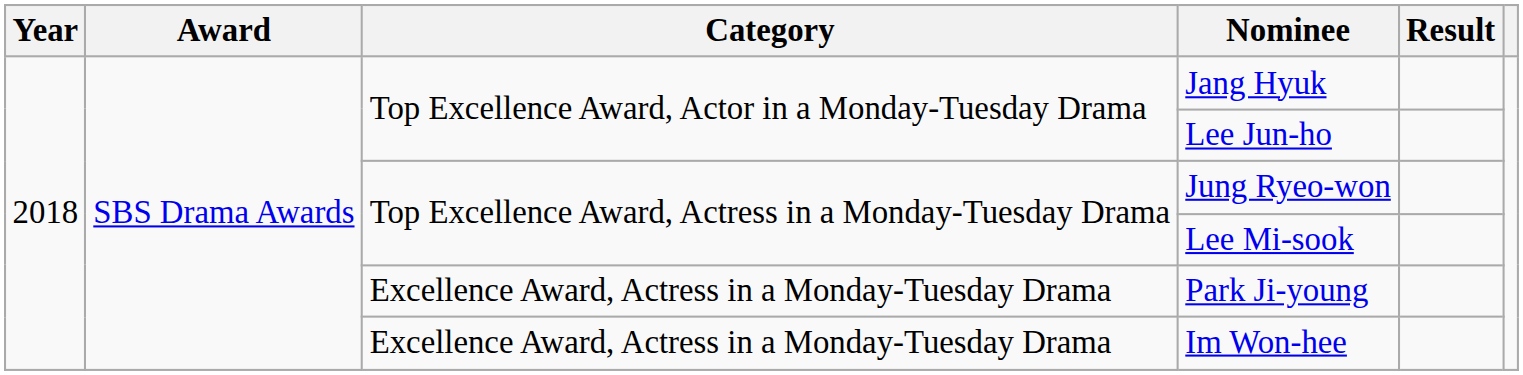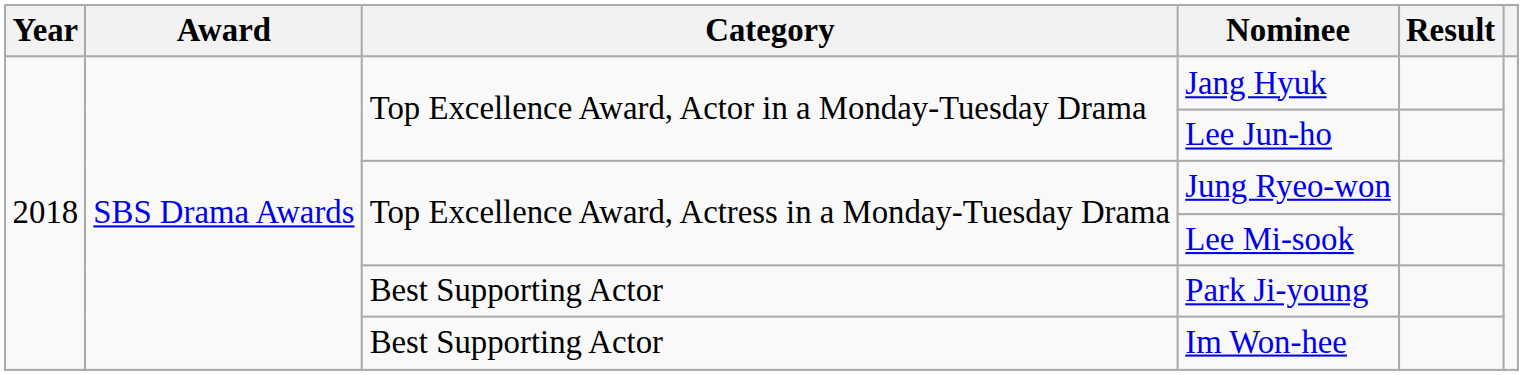(741, 290) Excellence Award, Actress in a Monday-Tuesday Drama -> (516, 290) Best Supporting Actor
(741, 342) Excellence Award, Actress in a Monday-Tuesday Drama -> (516, 342) Best Supporting Actor
